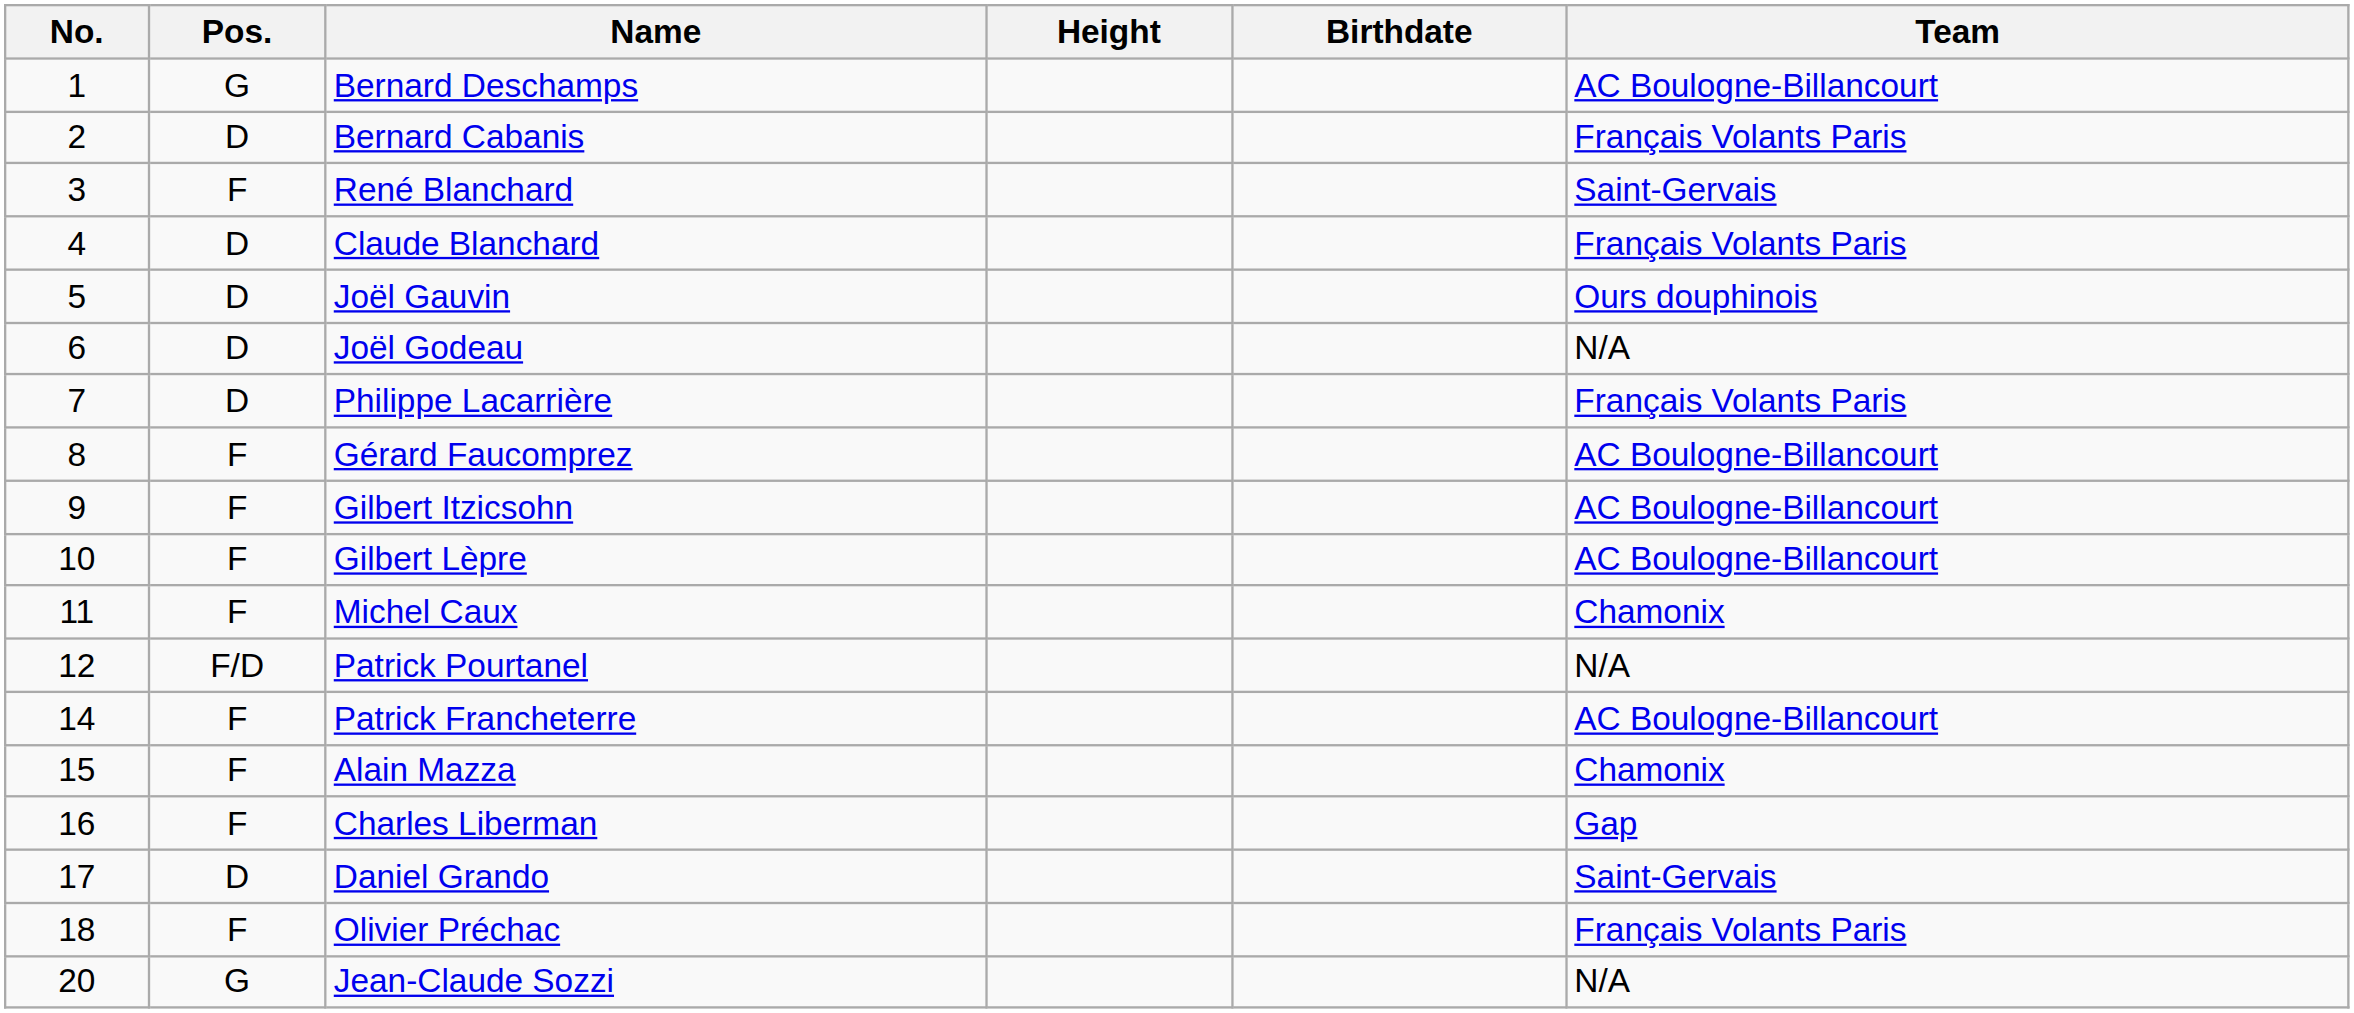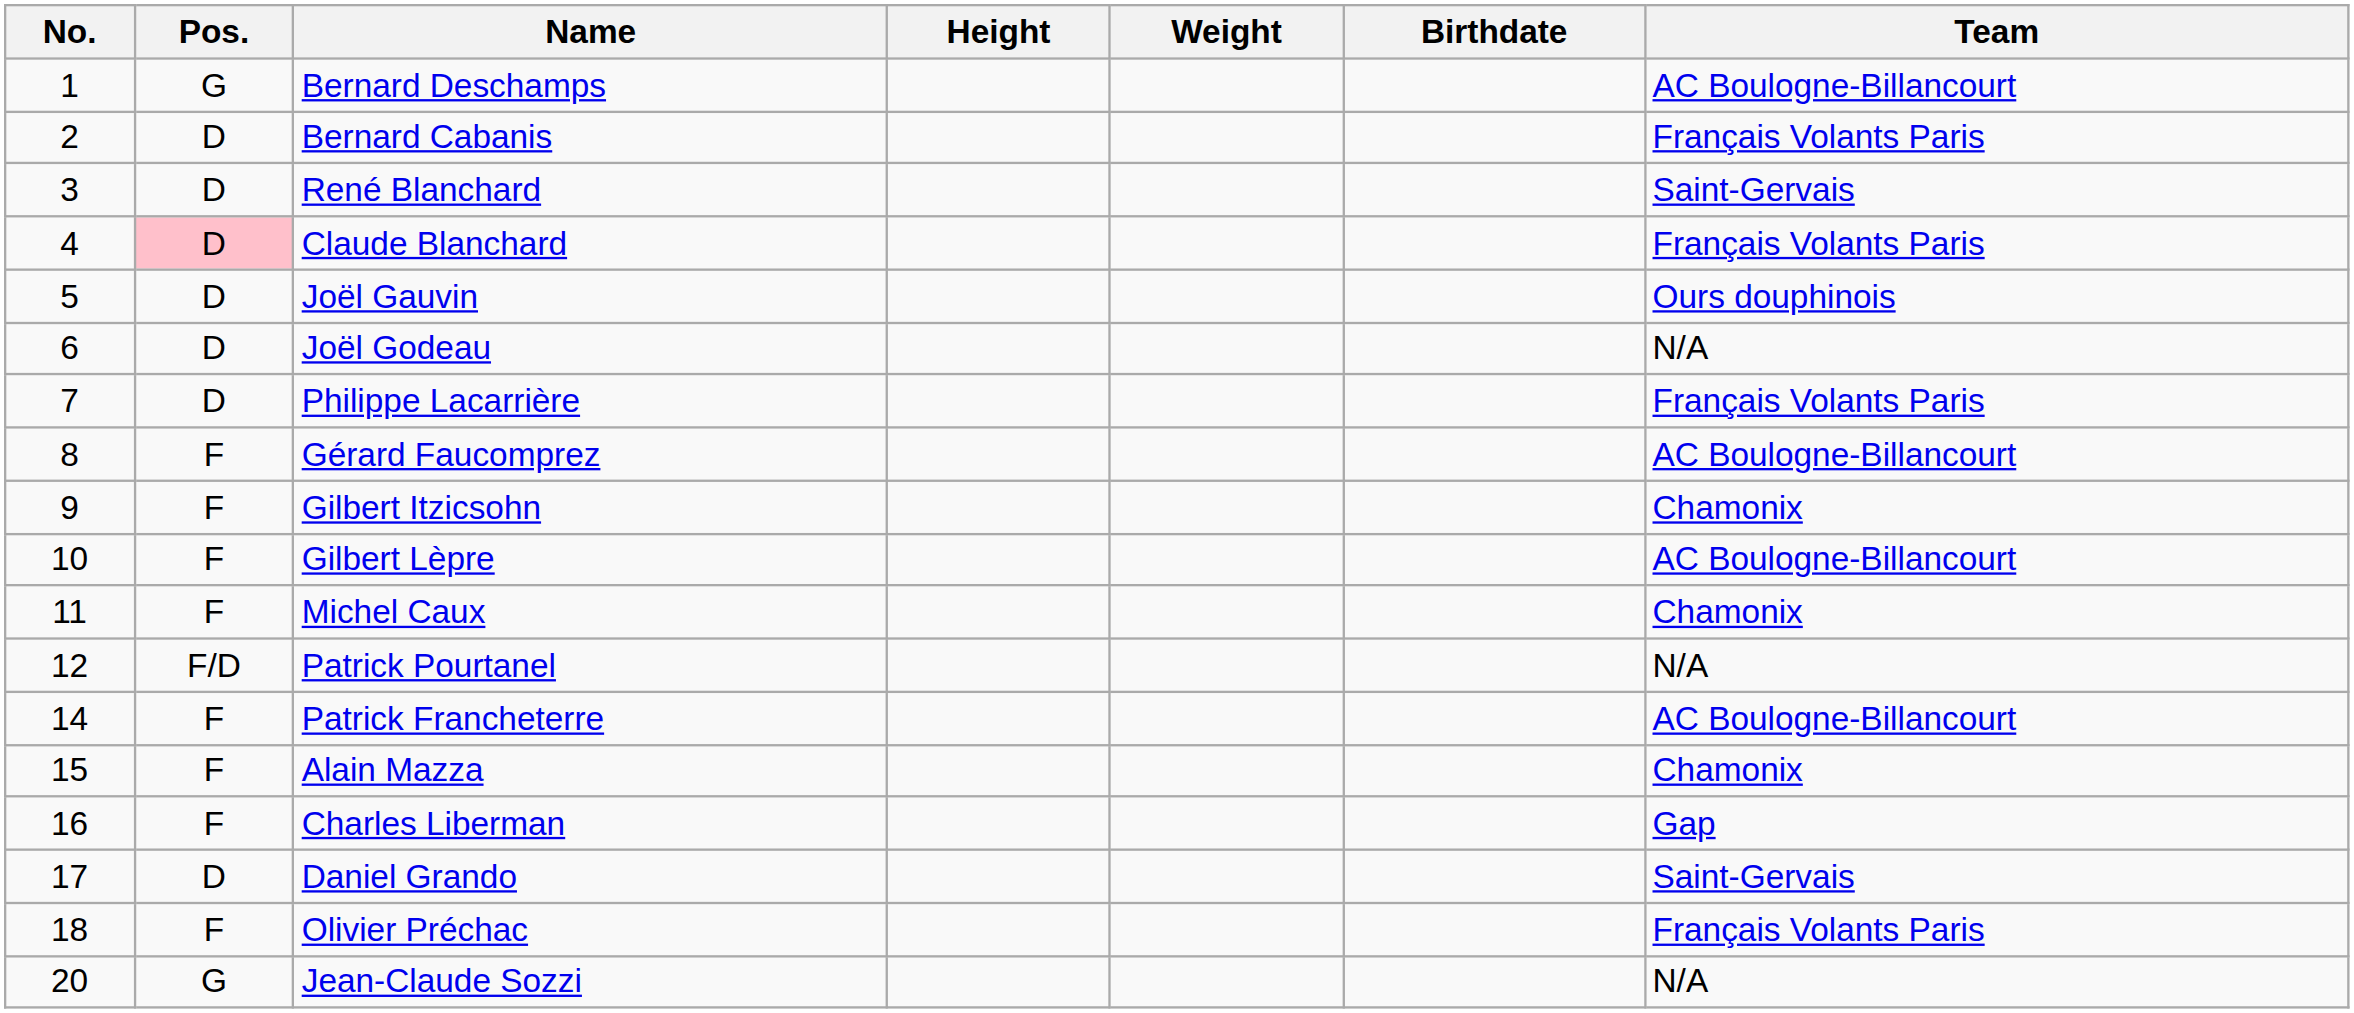+ column: (1227, 32)
(237, 190) F -> (214, 190) D
(237, 243) no background -> (214, 243) pink background
(1756, 507) AC Boulogne-Billancourt -> (1728, 507) Chamonix
